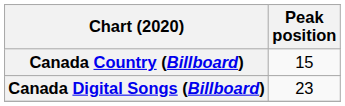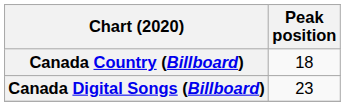(304, 62) 15 -> (304, 62) 18
